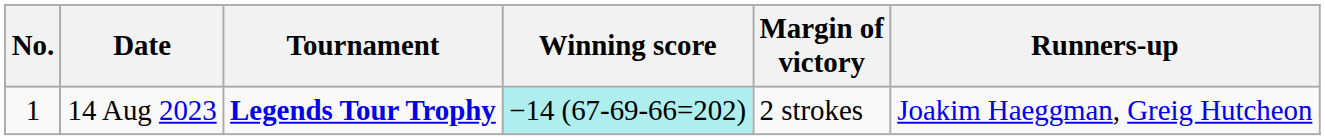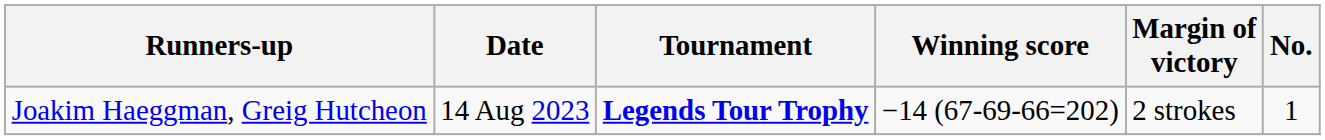columns swapped: (33, 45) <-> (1105, 45)
(628, 110) paleturquoise background -> (1000, 110) no background
